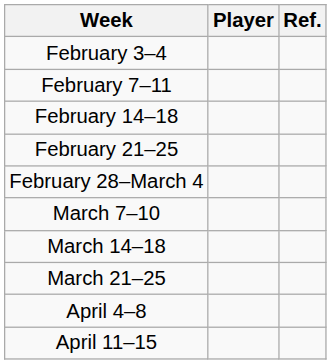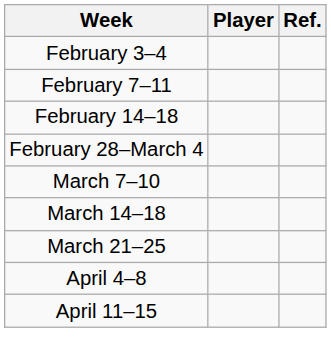- row: (106, 149)
